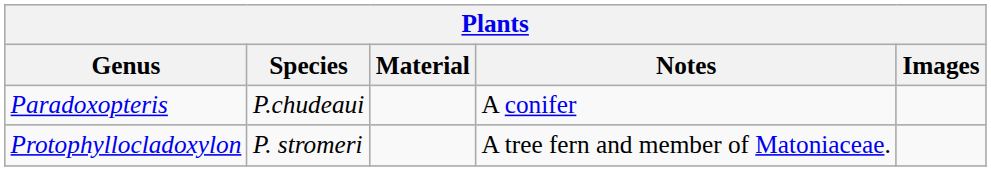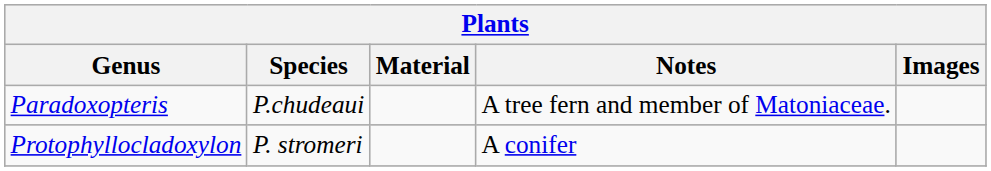(529, 104) A conifer -> (686, 104) A tree fern and member of Matoniaceae.
(686, 144) A tree fern and member of Matoniaceae. -> (529, 144) A conifer
